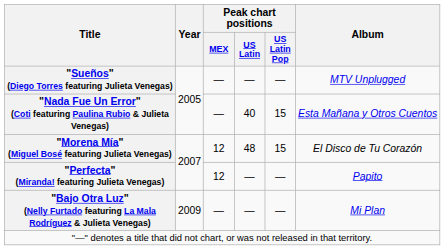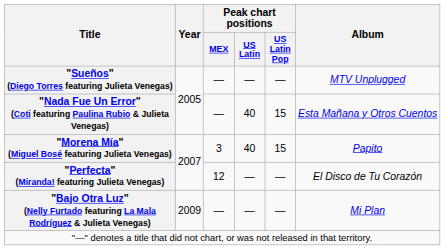(219, 148) 12 -> (219, 148) 3
(250, 148) 48 -> (250, 148) 40
(368, 148) El Disco de Tu Corazón -> (368, 148) Papito
(368, 176) Papito -> (368, 176) El Disco de Tu Corazón
